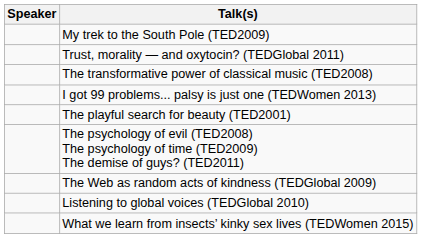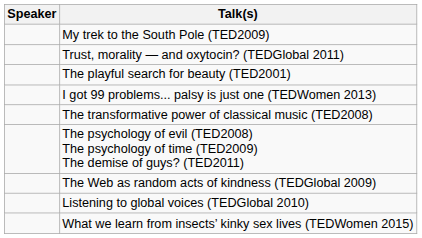rows swapped: (218, 74) <-> (176, 114)
